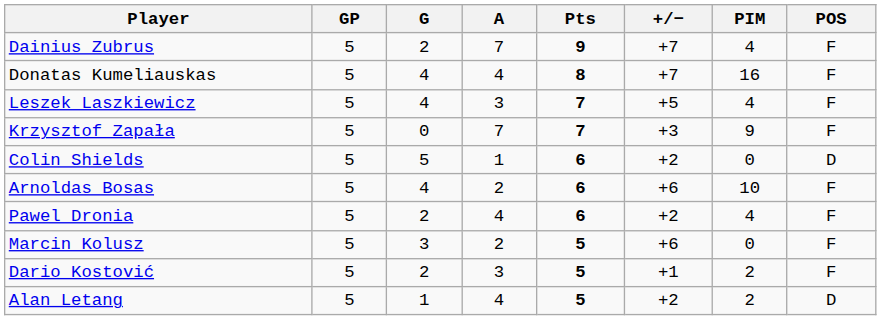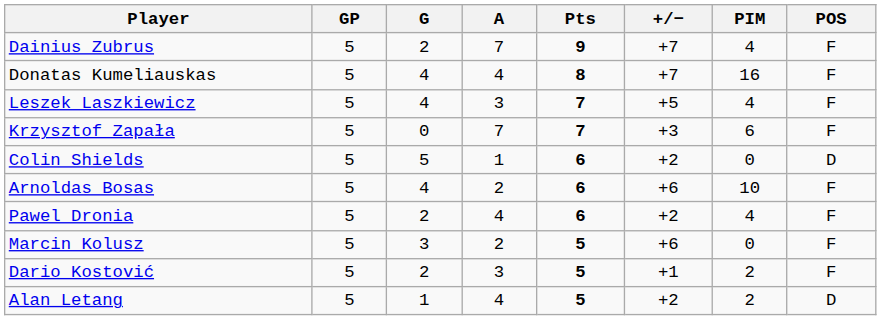(750, 131) 9 -> (750, 131) 6
